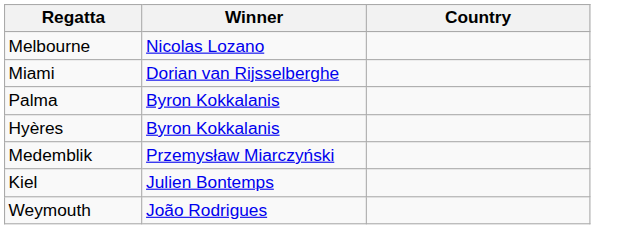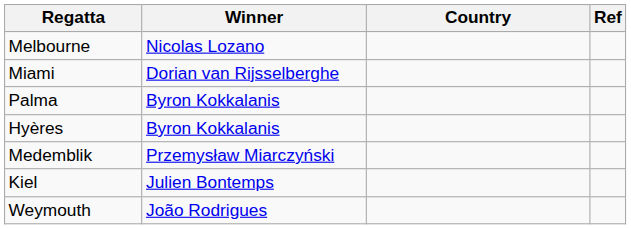+ column: (608, 18)
